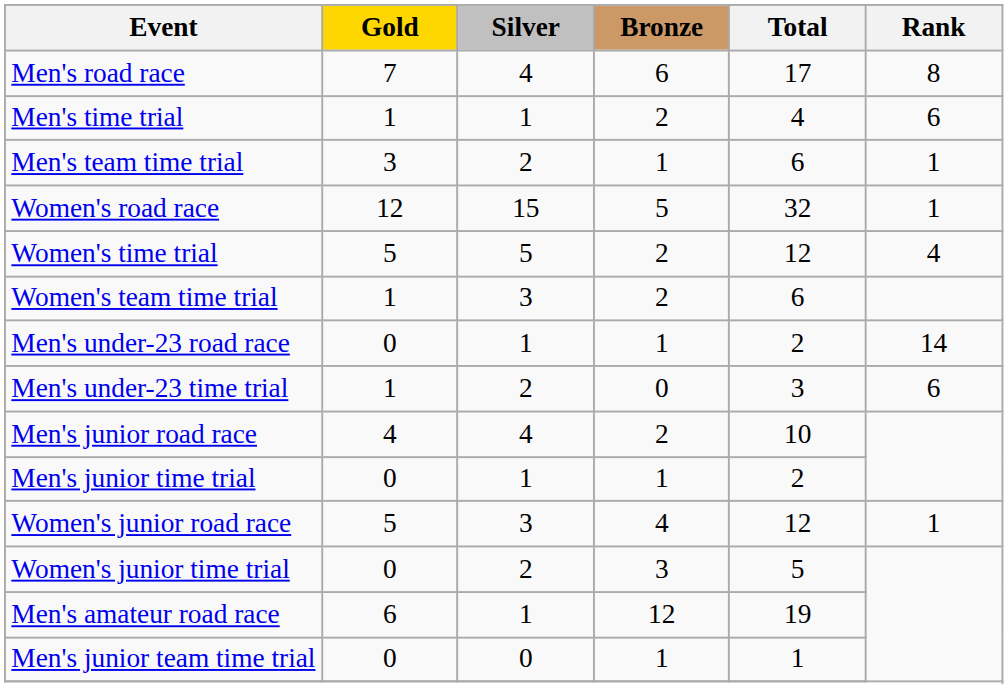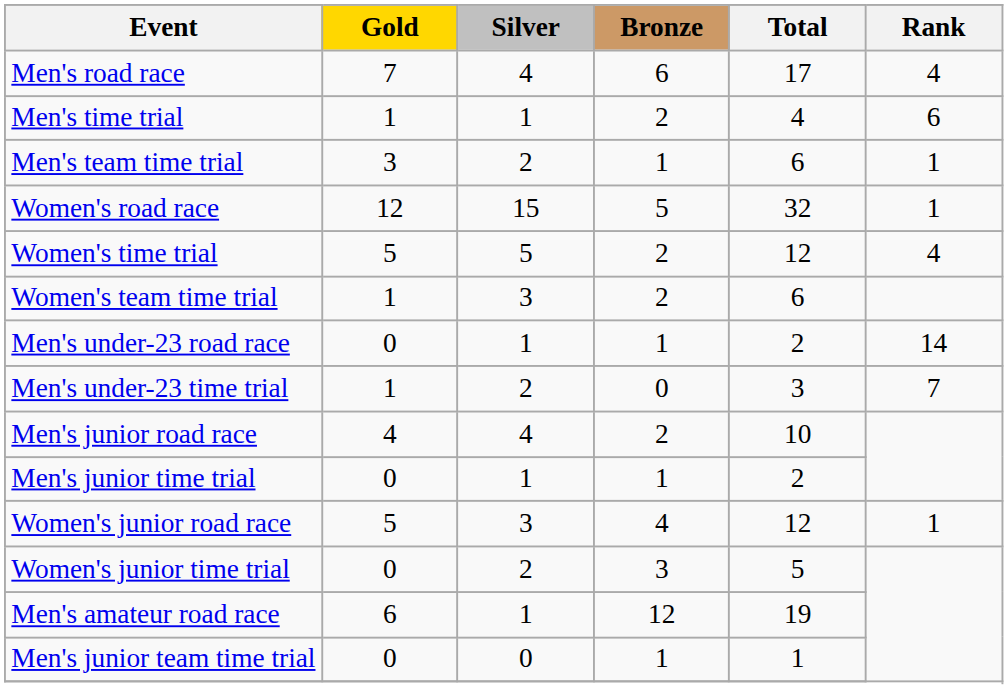(934, 72) 8 -> (934, 72) 4
(934, 388) 6 -> (934, 388) 7
